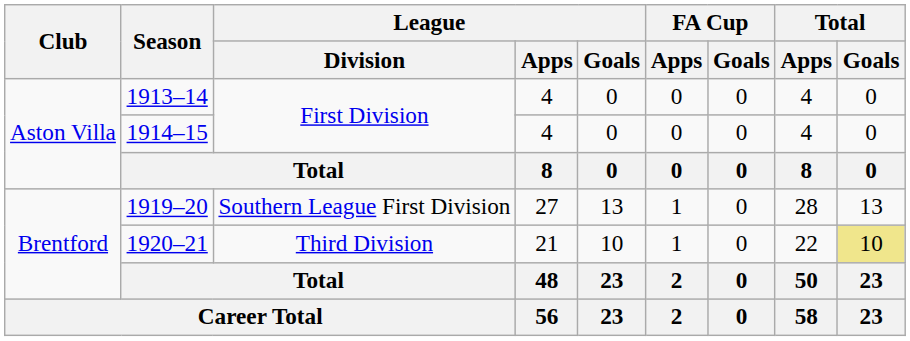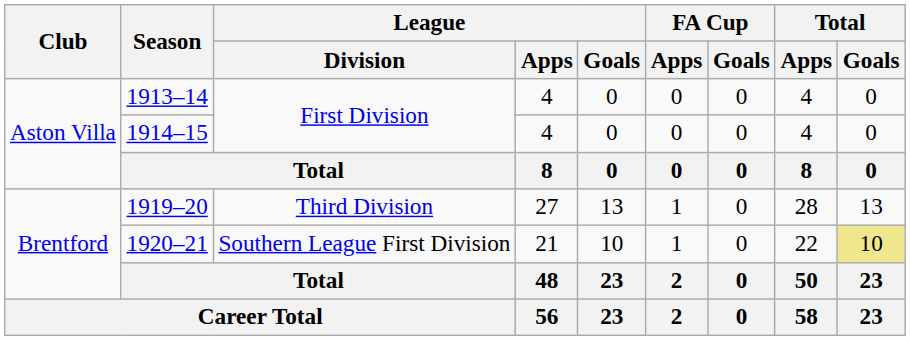(364, 206) Southern League First Division -> (364, 206) Third Division
(364, 243) Third Division -> (364, 243) Southern League First Division
